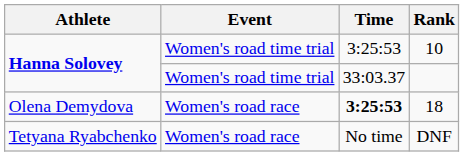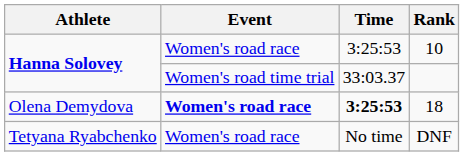(250, 48) Women's road time trial -> (232, 48) Women's road race
(232, 107) normal -> (238, 107) bold
